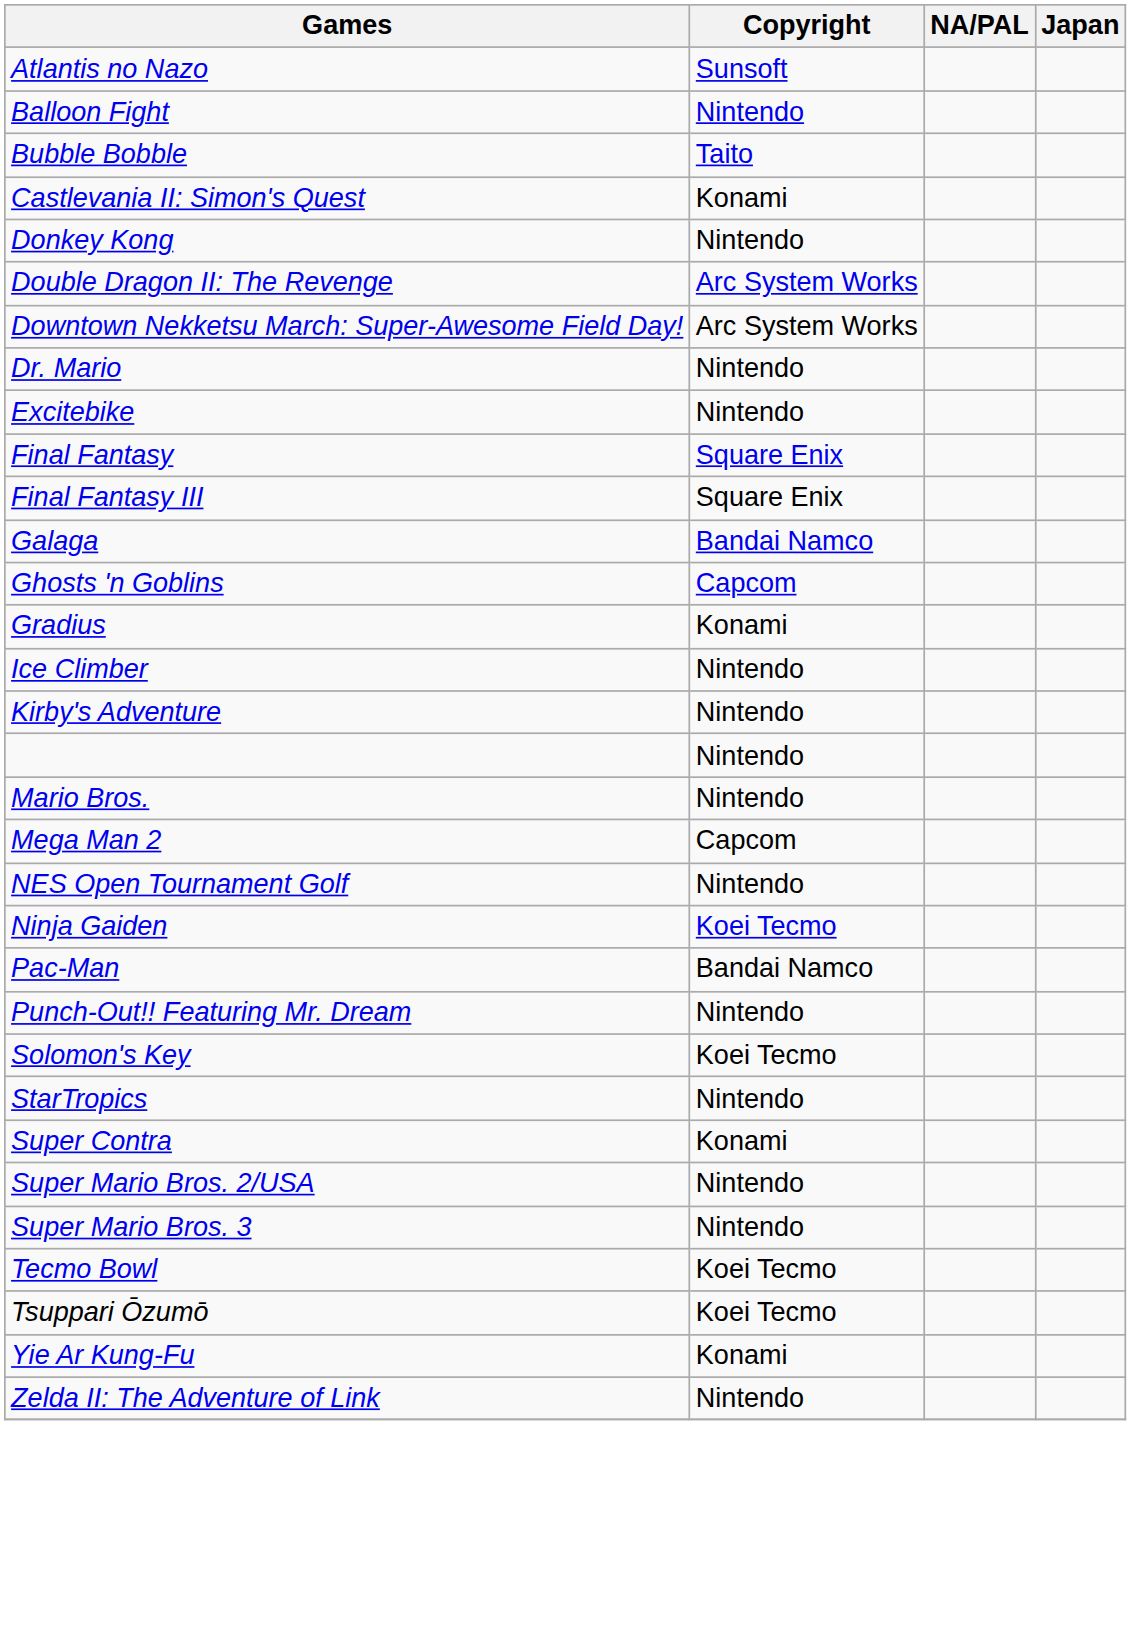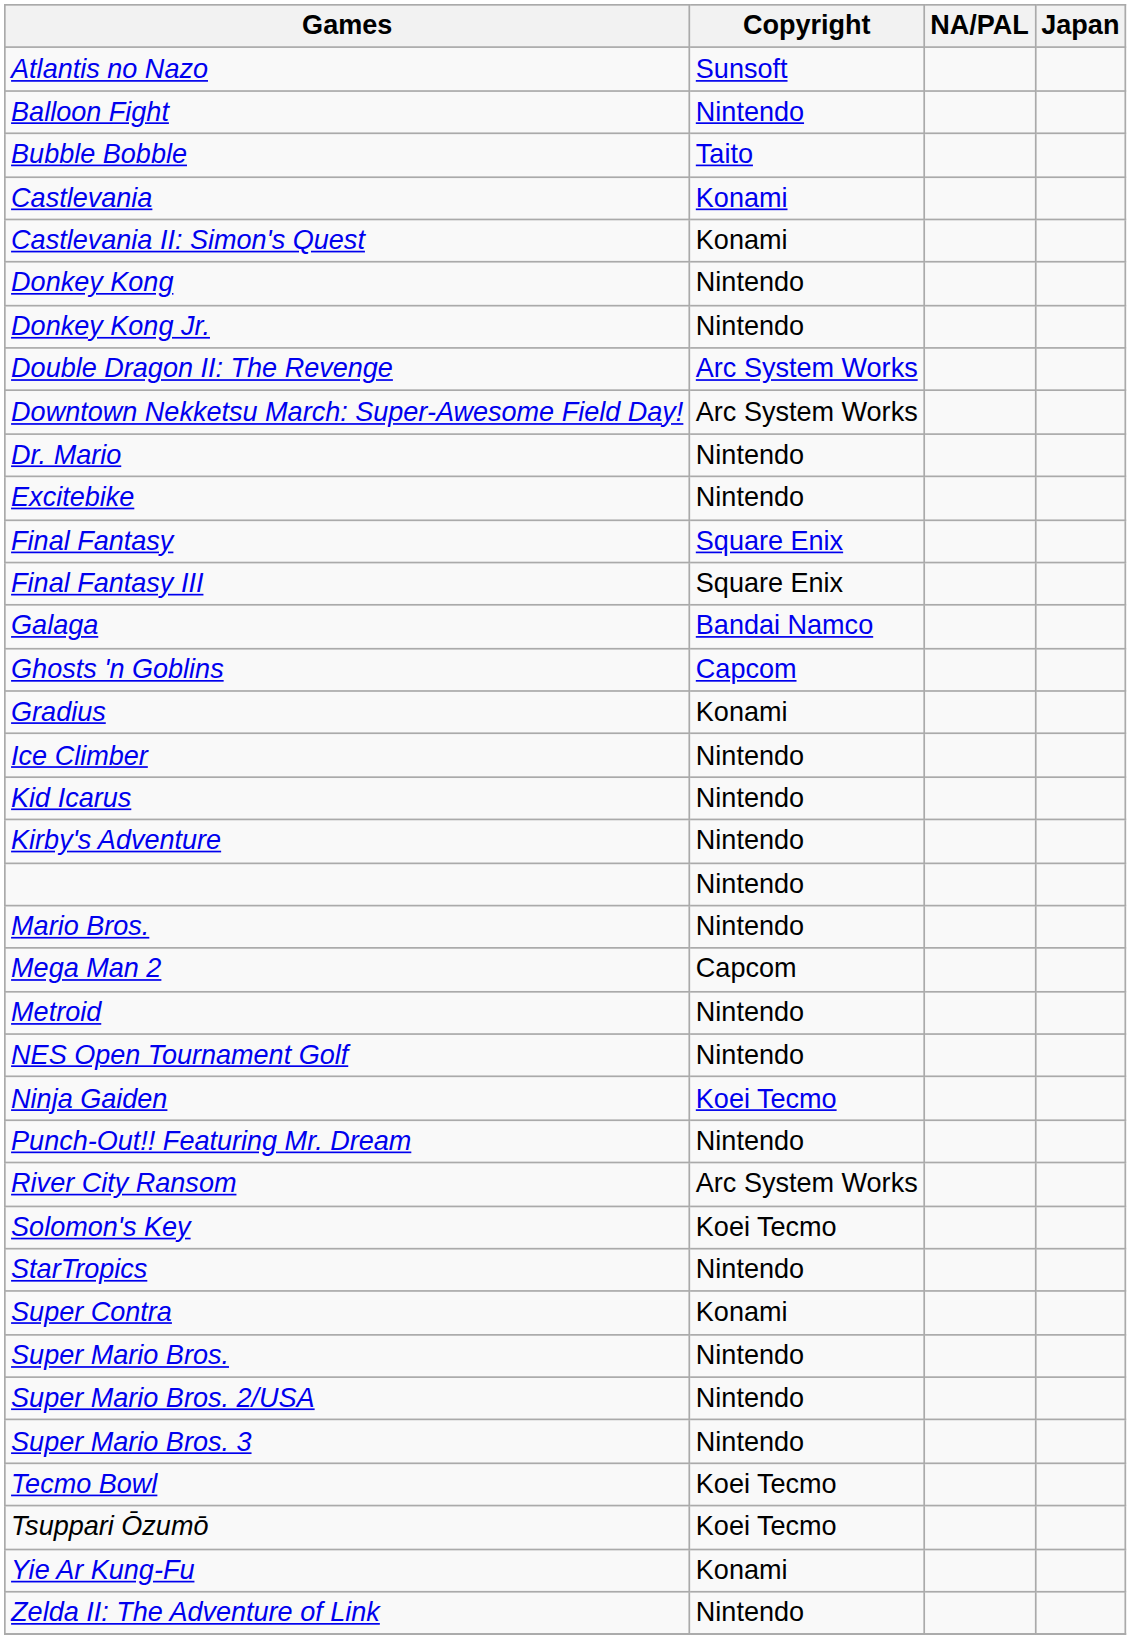+ row: (82, 197)
+ row: (111, 326)
+ row: (71, 797)
+ row: (56, 1012)
- row: (65, 969)
+ row: (124, 1183)
+ row: (120, 1355)
